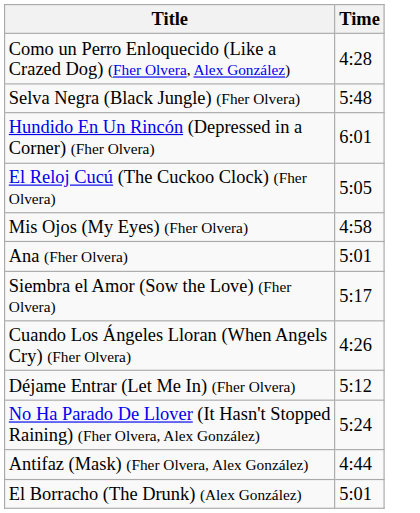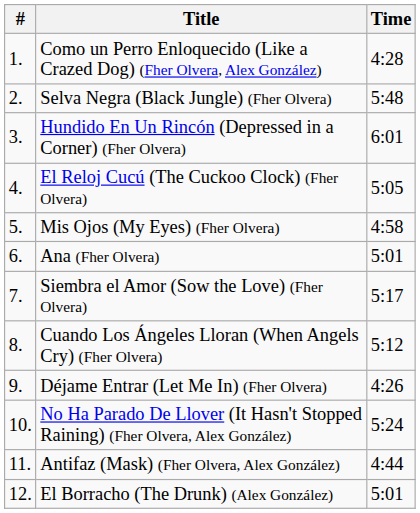+ column: (20, 19)
(356, 345) 4:26 -> (387, 345) 5:12
(356, 385) 5:12 -> (387, 385) 4:26
